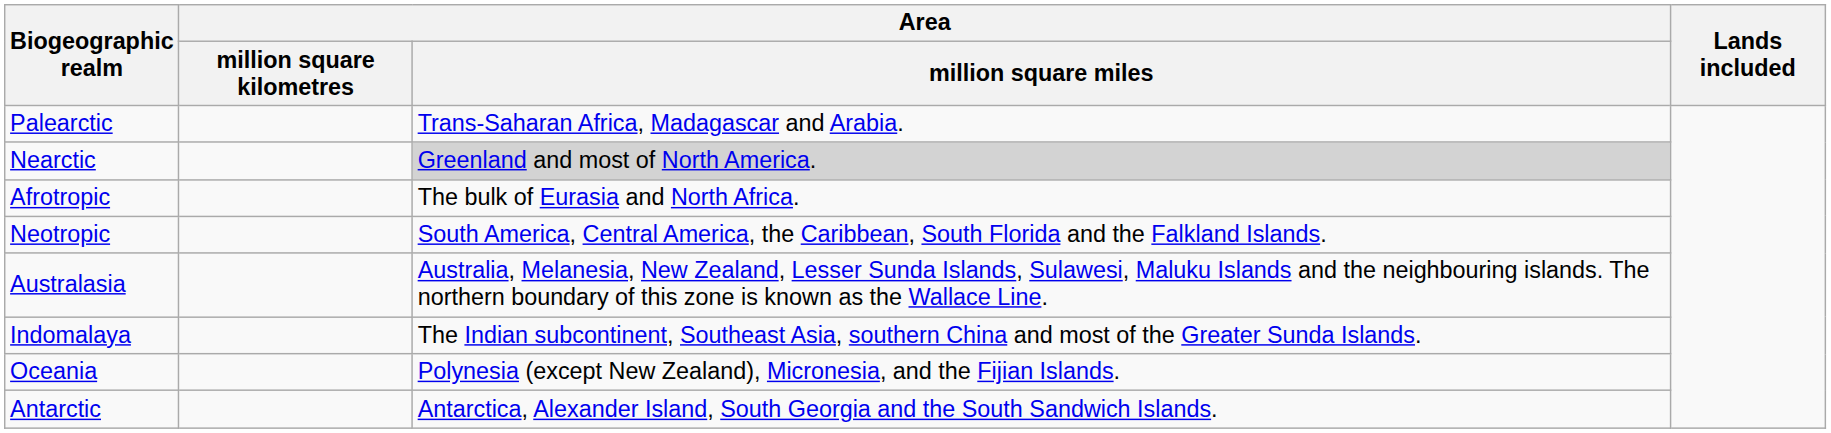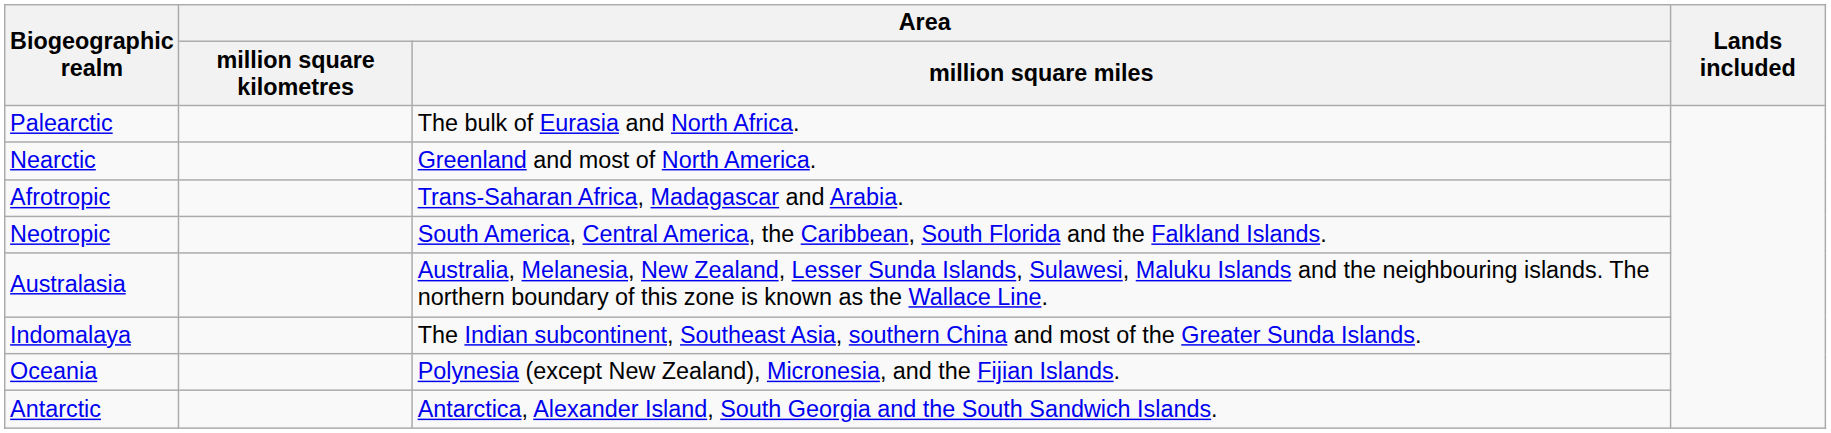(661, 123) Trans-Saharan Africa, Madagascar and Arabia. -> (609, 123) The bulk of Eurasia and North Africa.
(617, 160) lightgrey background -> (617, 160) no background
(609, 197) The bulk of Eurasia and North Africa. -> (661, 197) Trans-Saharan Africa, Madagascar and Arabia.
